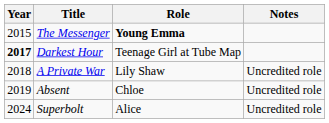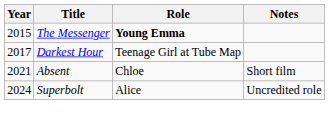(19, 52) bold -> (19, 52) normal
- row: (71, 71)
(19, 90) 2019 -> (19, 71) 2021
(284, 90) Uncredited role -> (271, 71) Short film
